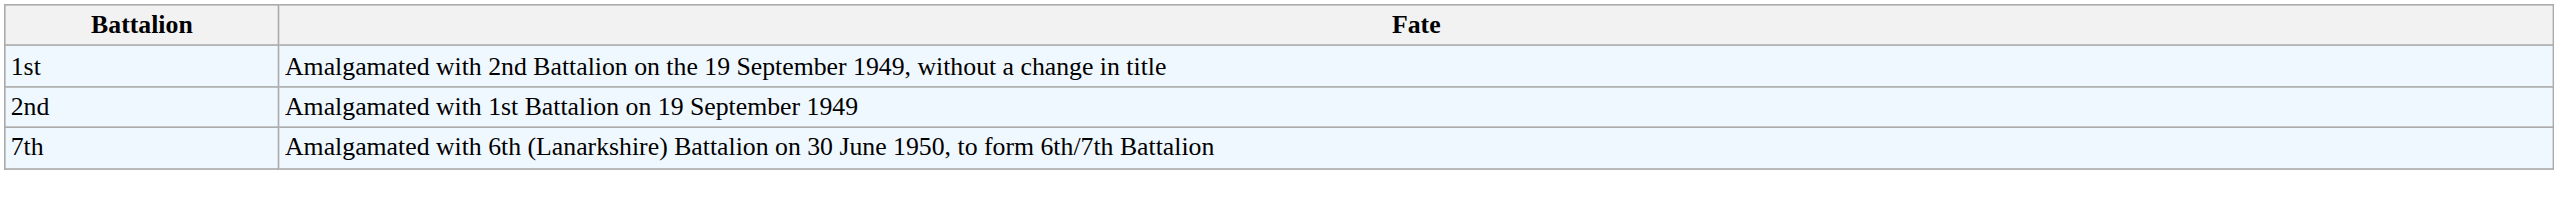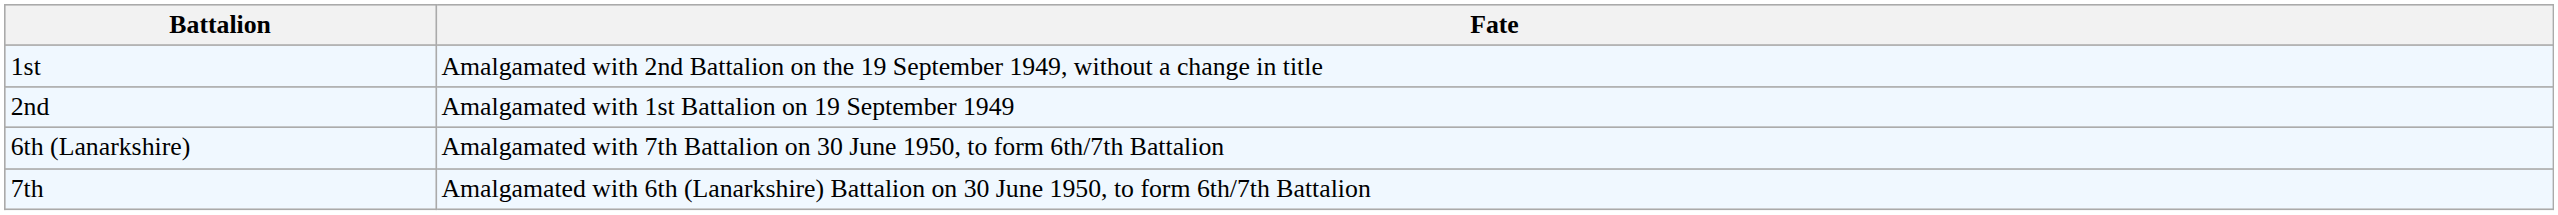+ row: (101, 147)
